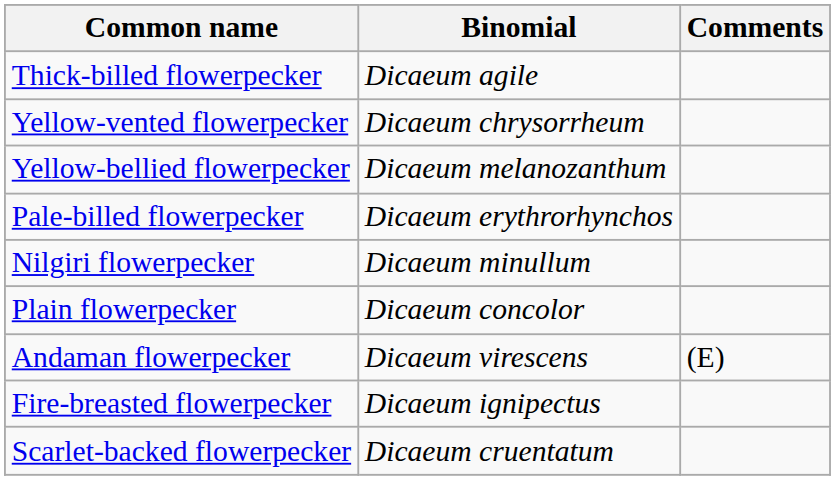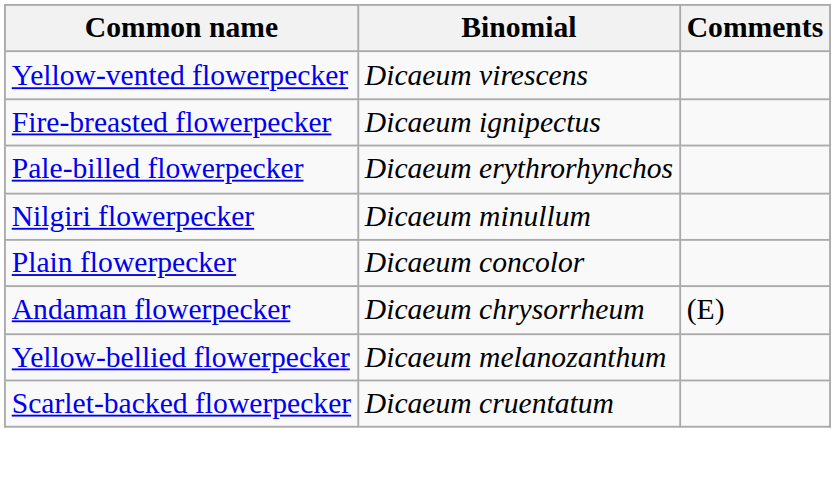- row: (167, 74)
(505, 121) Dicaeum chrysorrheum -> (476, 74) Dicaeum virescens
rows swapped: (181, 168) <-> (172, 403)
(476, 356) Dicaeum virescens -> (505, 309) Dicaeum chrysorrheum
